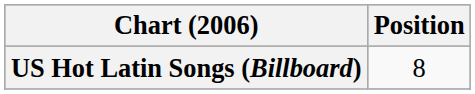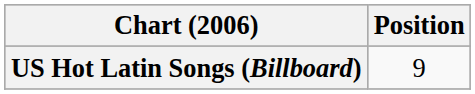(419, 67) 8 -> (419, 67) 9
